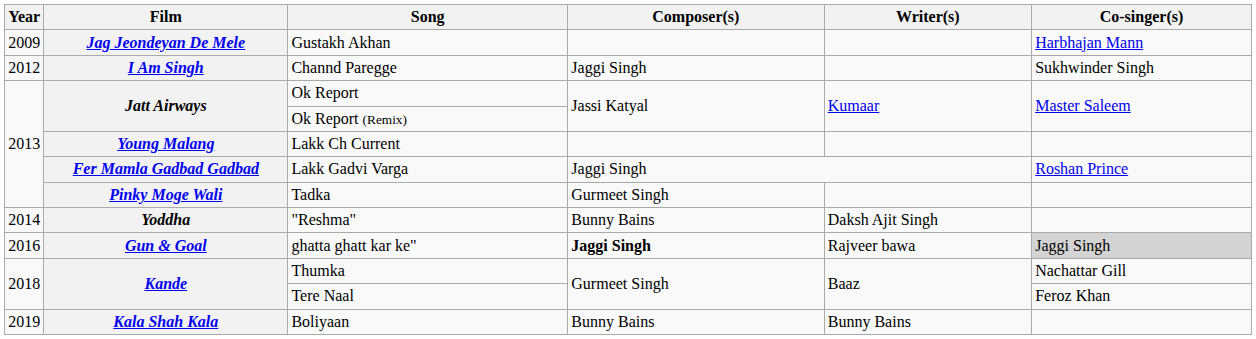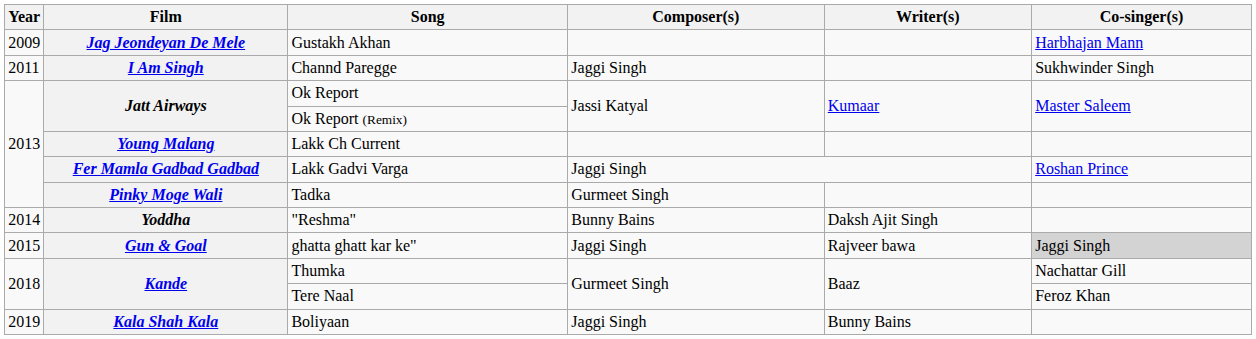(24, 67) 2012 -> (24, 67) 2011
(24, 245) 2016 -> (24, 245) 2015
(611, 245) bold -> (609, 245) normal
(613, 321) Bunny Bains -> (609, 321) Jaggi Singh
